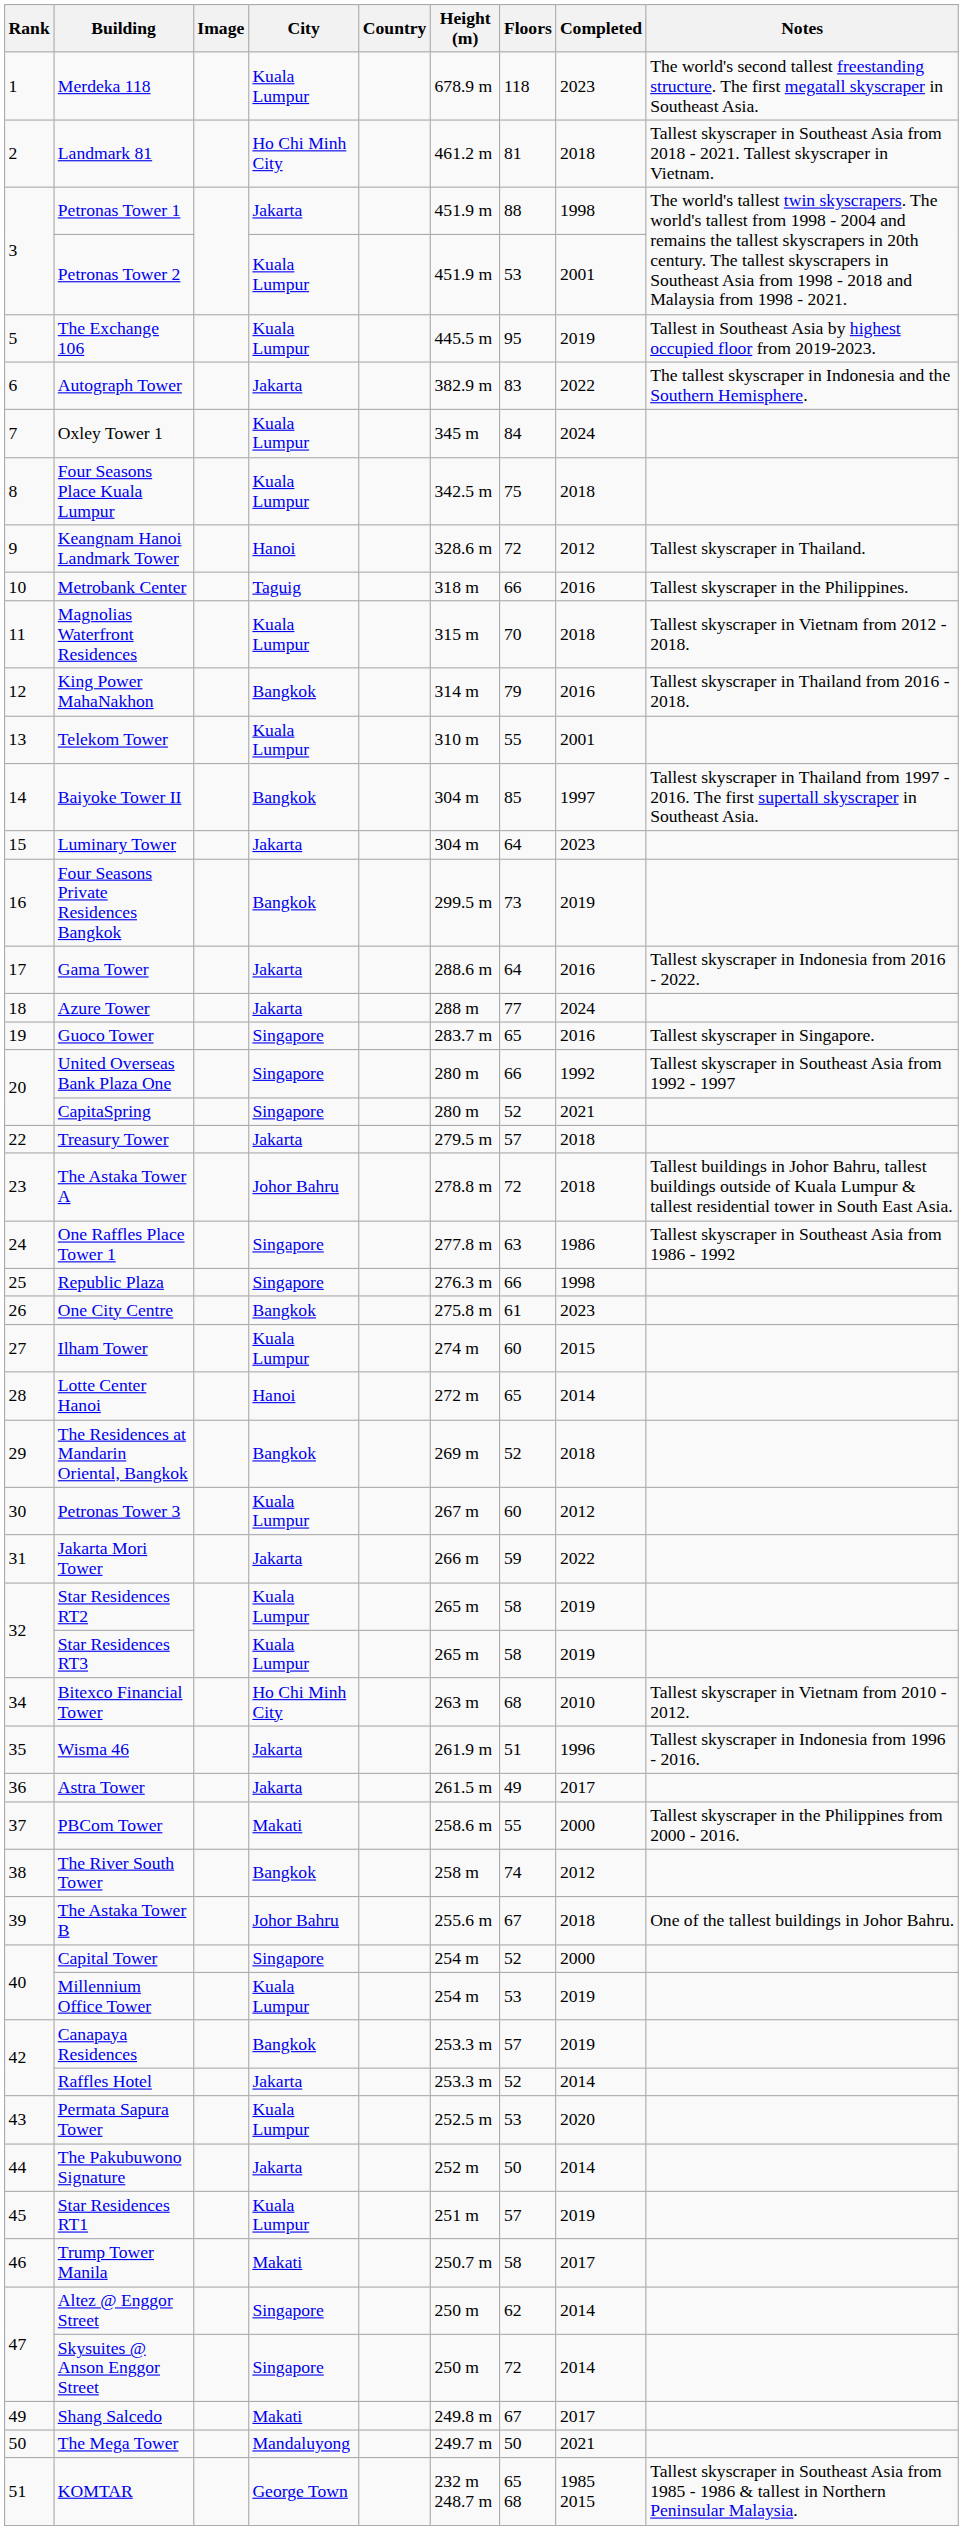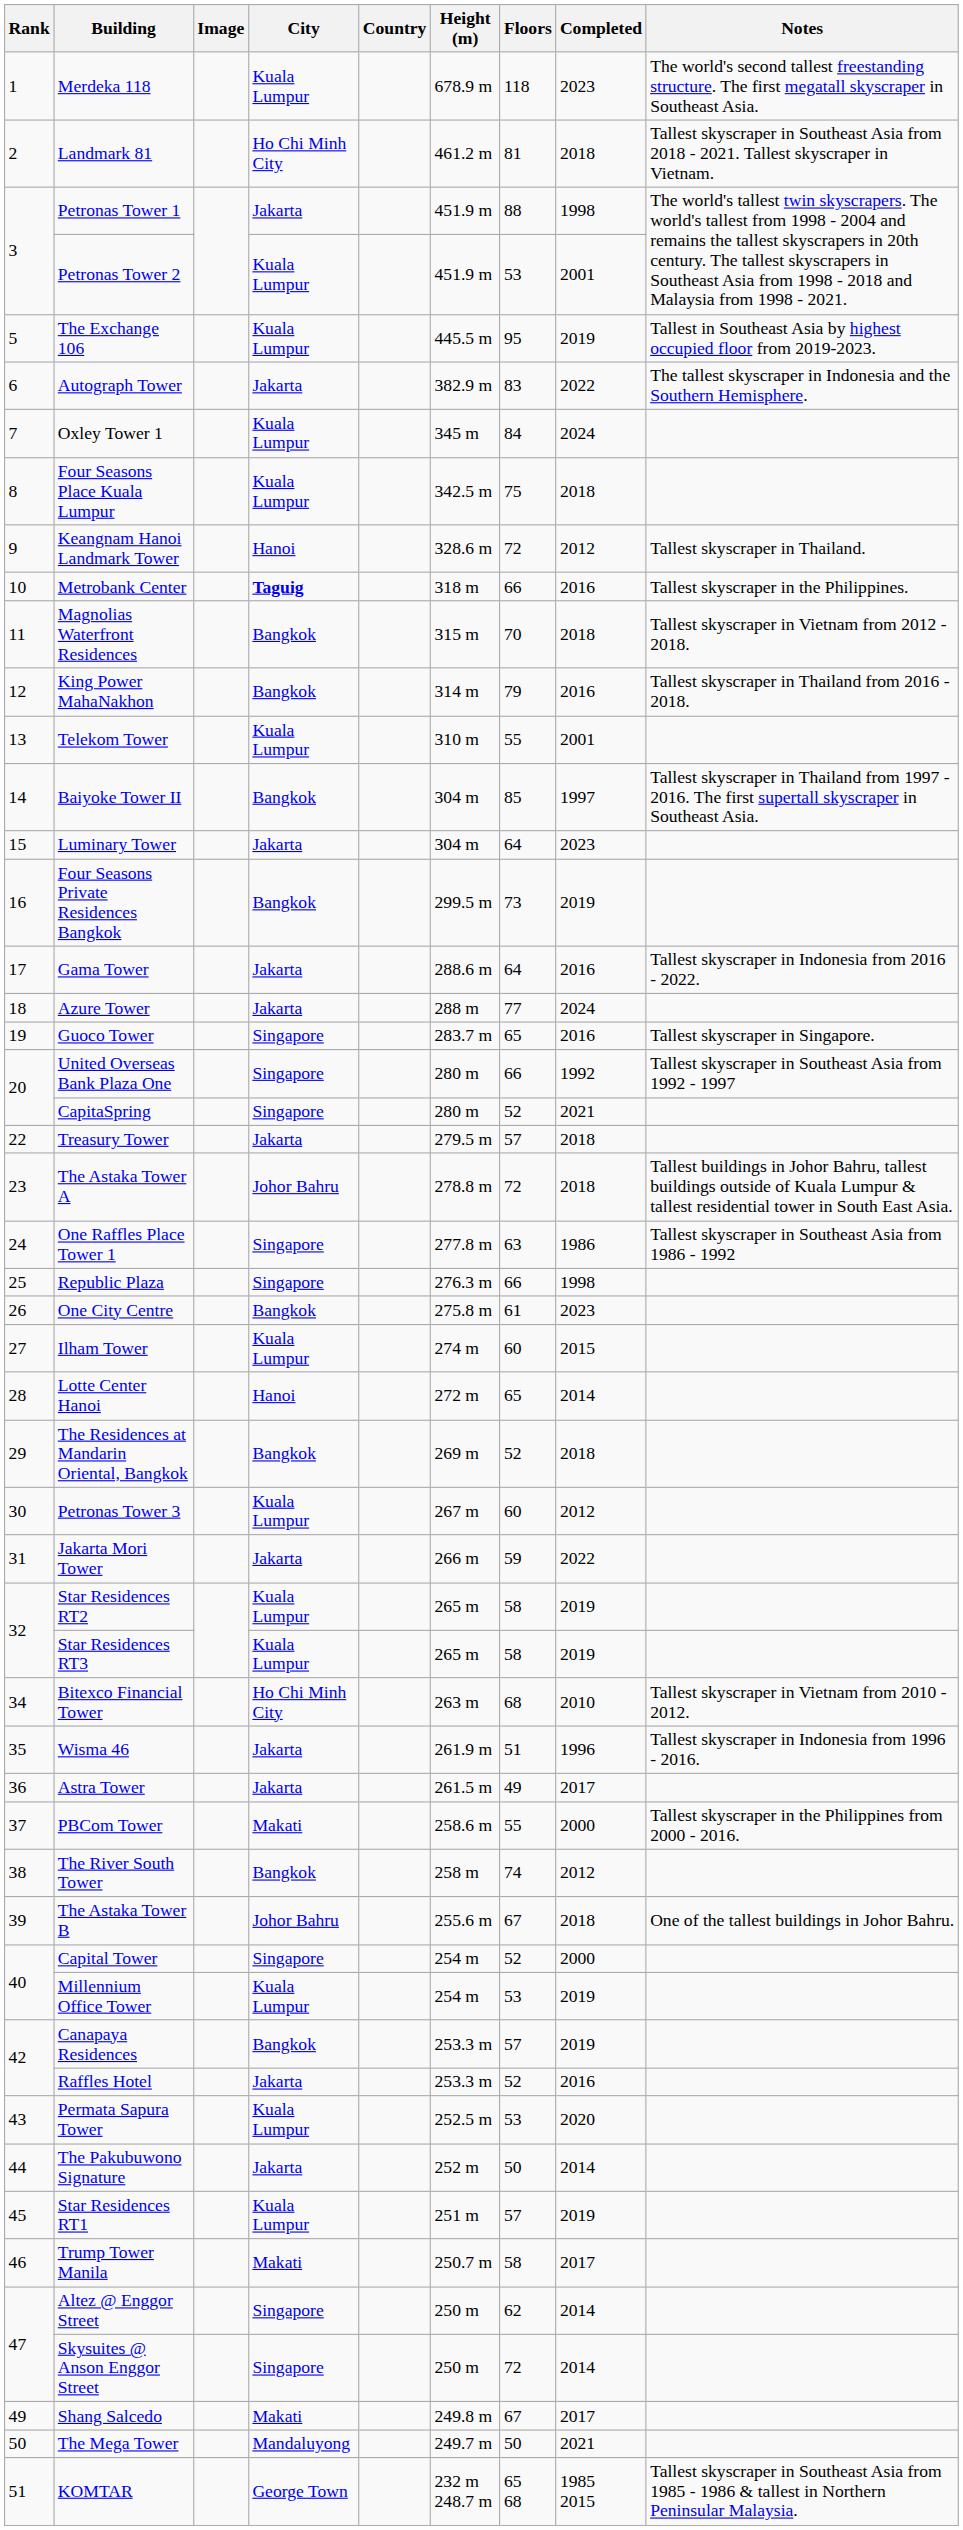(277, 586) normal -> (278, 586) bold
(281, 634) Kuala Lumpur -> (284, 634) Bangkok
(578, 2081) 2014 -> (578, 2081) 2016
